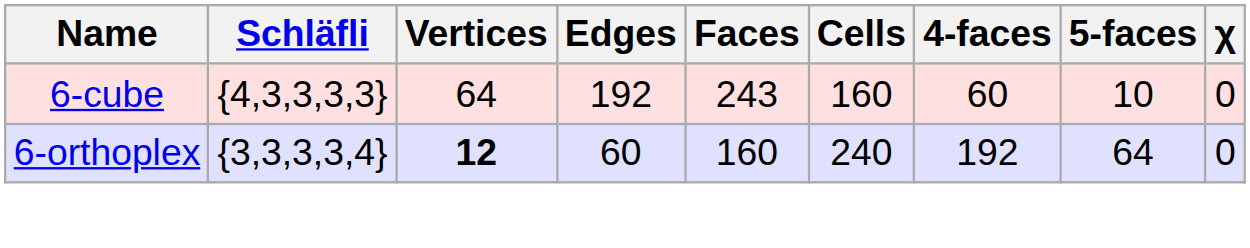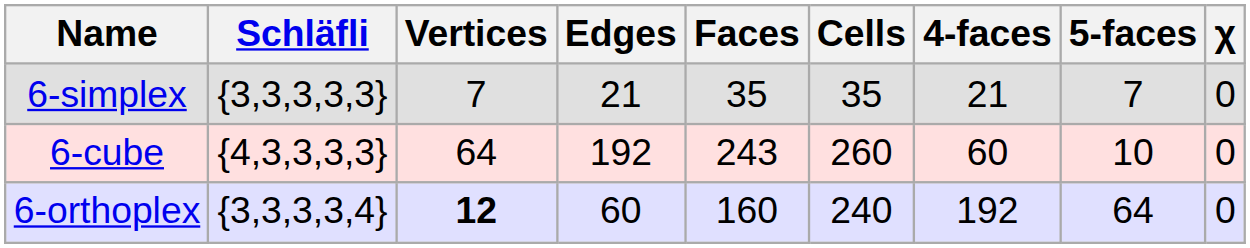+ row: (107, 93)
(861, 93) 160 -> (861, 152) 260
